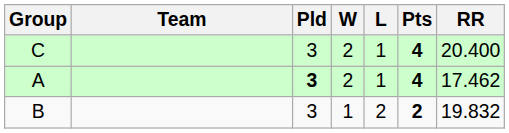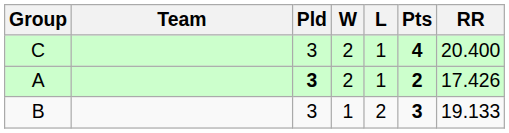(417, 81) 4 -> (417, 81) 2
(471, 81) 17.462 -> (471, 81) 17.426
(417, 111) 2 -> (417, 111) 3
(471, 111) 19.832 -> (471, 111) 19.133
